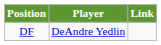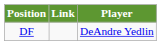columns swapped: (88, 13) <-> (142, 13)
